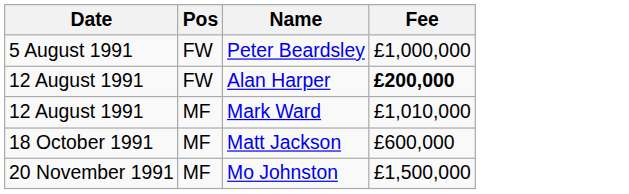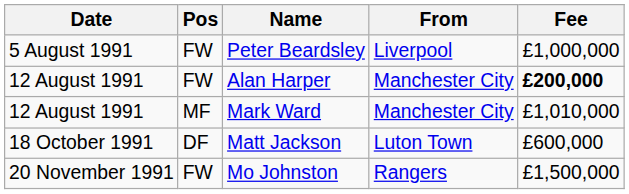+ column: (444, 19)
(197, 142) MF -> (196, 142) DF
(197, 173) MF -> (198, 173) FW
